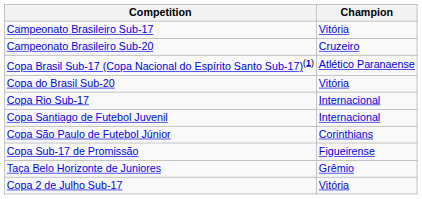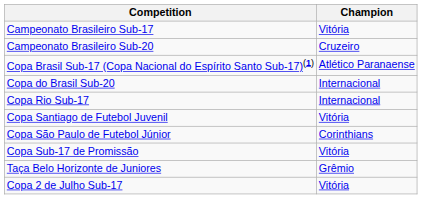(334, 83) Vitória -> (350, 83) Internacional
(350, 117) Internacional -> (334, 117) Vitória
(347, 151) Figueirense -> (334, 151) Vitória
